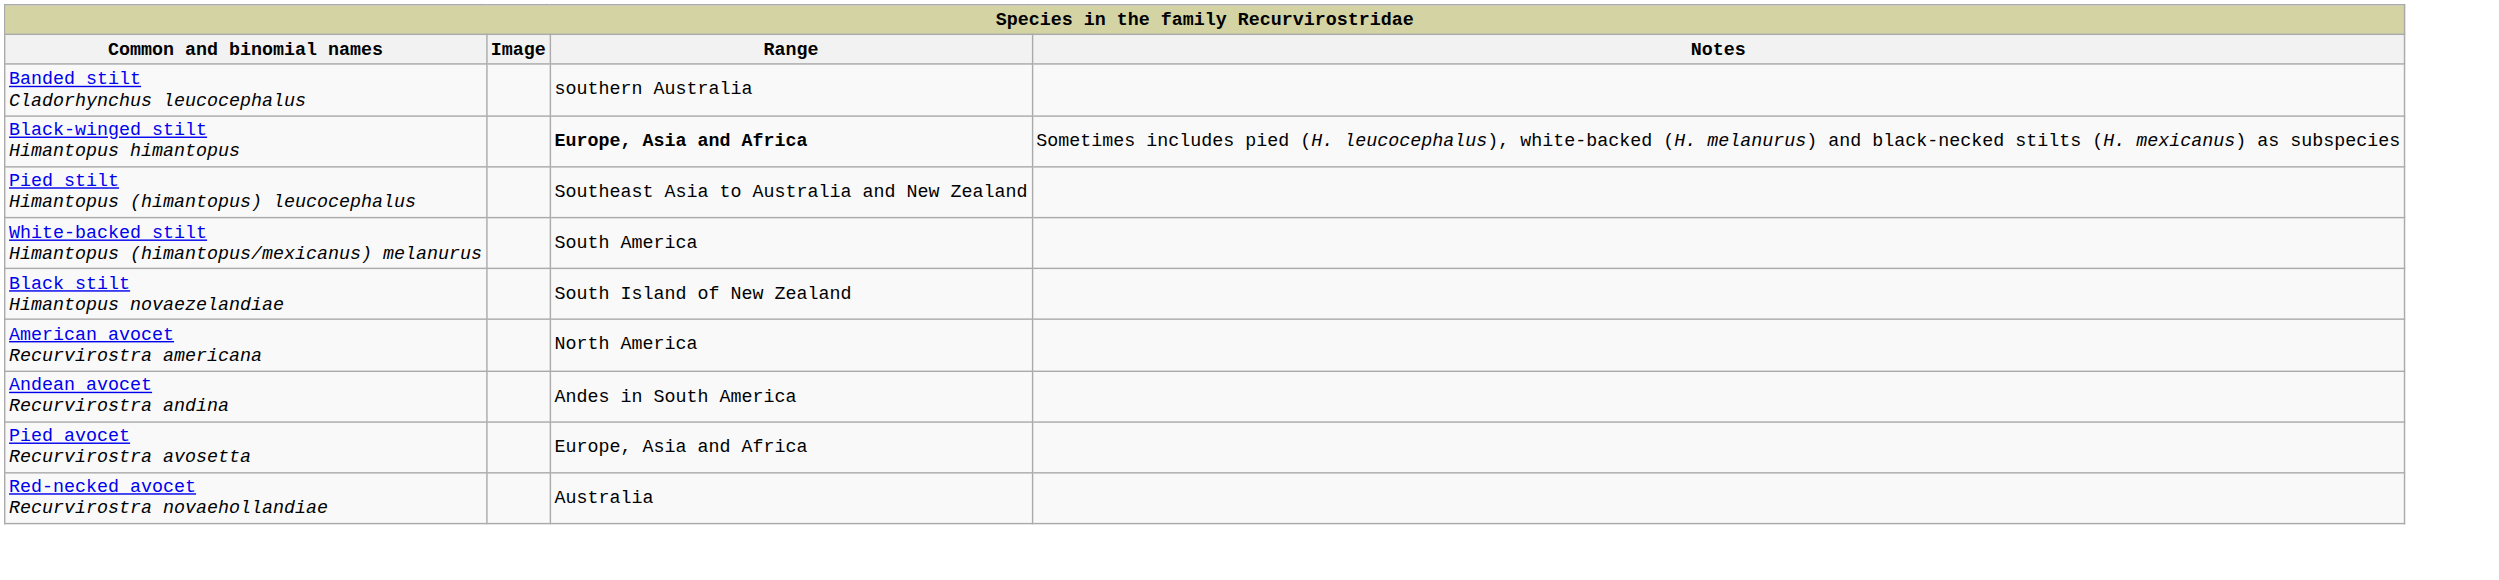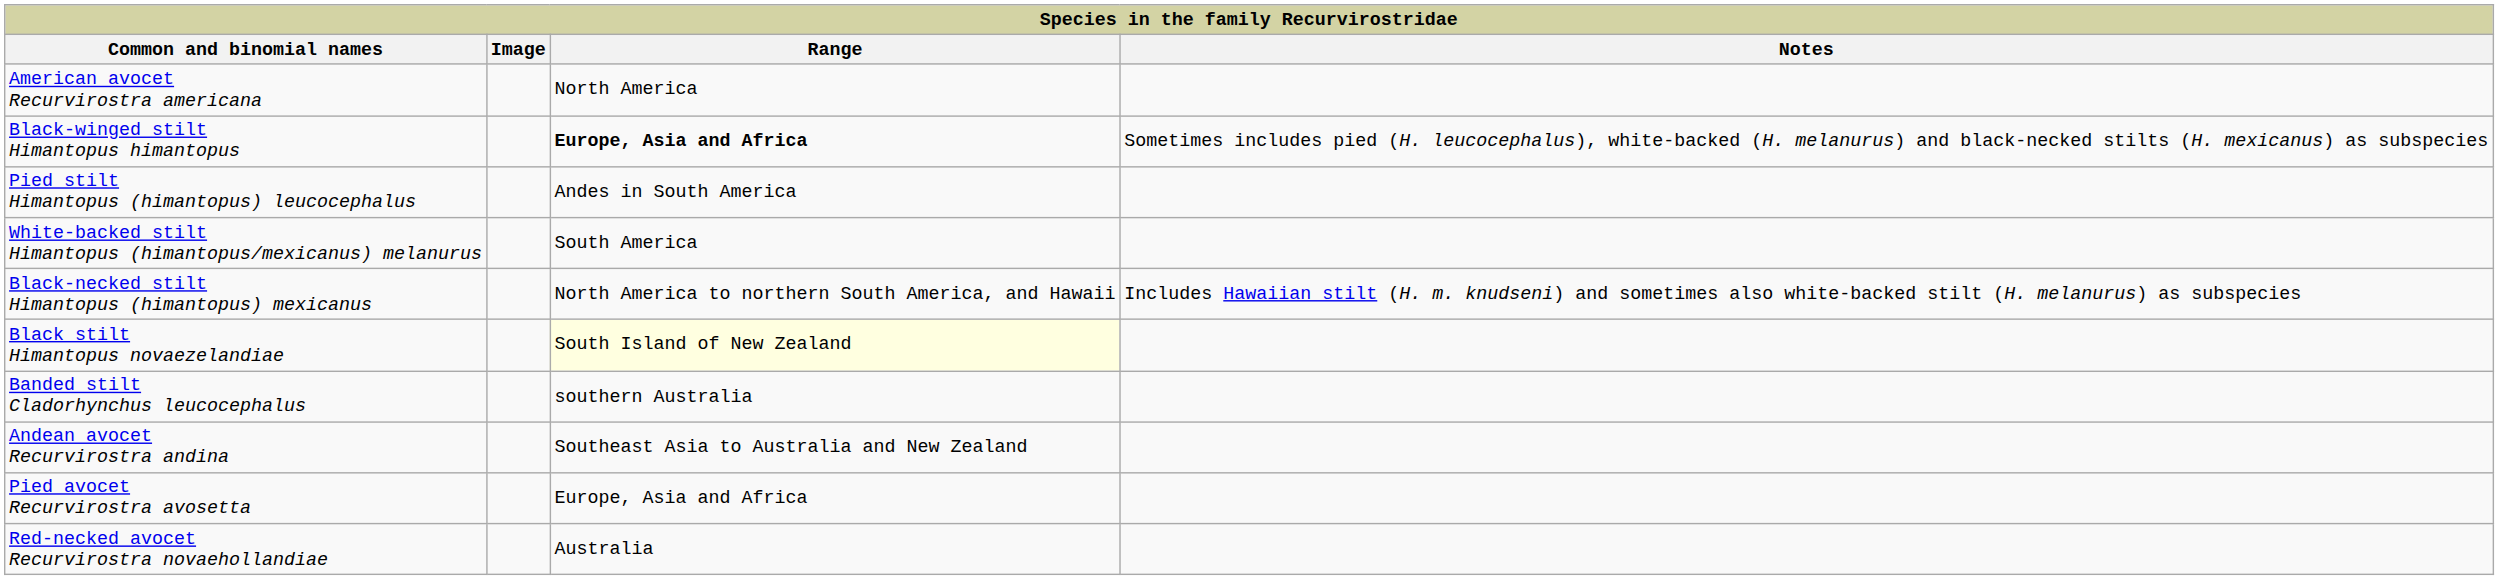rows swapped: (158, 90) <-> (136, 345)
(791, 192) Southeast Asia to Australia and New Zealand -> (676, 192) Andes in South America
+ row: (191, 294)
(703, 294) no background -> (703, 345) lightyellow background
(676, 396) Andes in South America -> (791, 447) Southeast Asia to Australia and New Zealand
